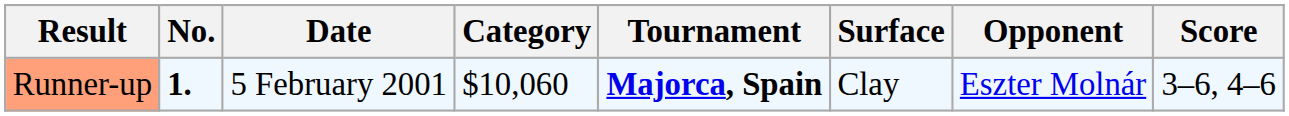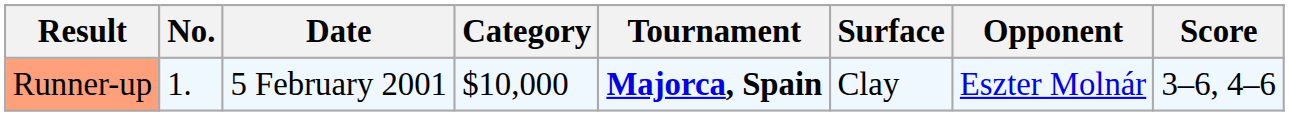(179, 83) bold -> (179, 83) normal
(515, 83) $10,060 -> (515, 83) $10,000
